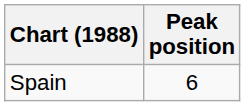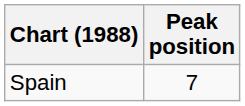(192, 82) 6 -> (192, 82) 7
